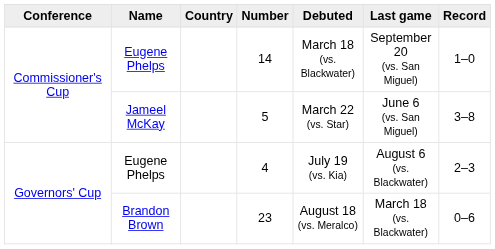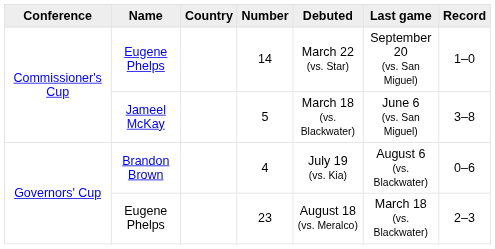(328, 59) March 18 (vs. Blackwater) -> (328, 59) March 22 (vs. Star)
(328, 117) March 22 (vs. Star) -> (328, 117) March 18 (vs. Blackwater)
(146, 167) Eugene Phelps -> (146, 167) Brandon Brown
(465, 167) 2–3 -> (465, 167) 0–6
(146, 218) Brandon Brown -> (146, 218) Eugene Phelps
(465, 218) 0–6 -> (465, 218) 2–3
